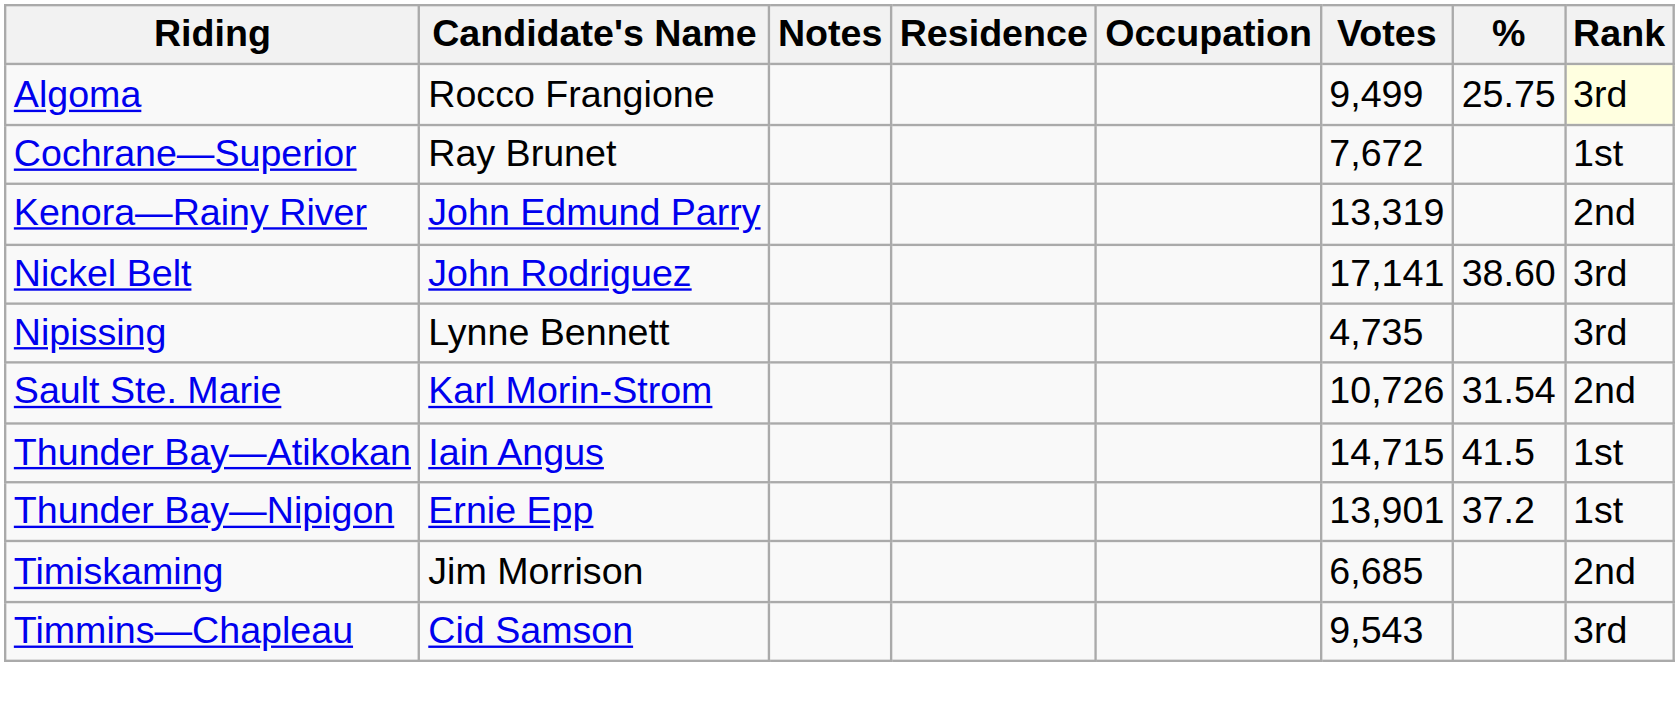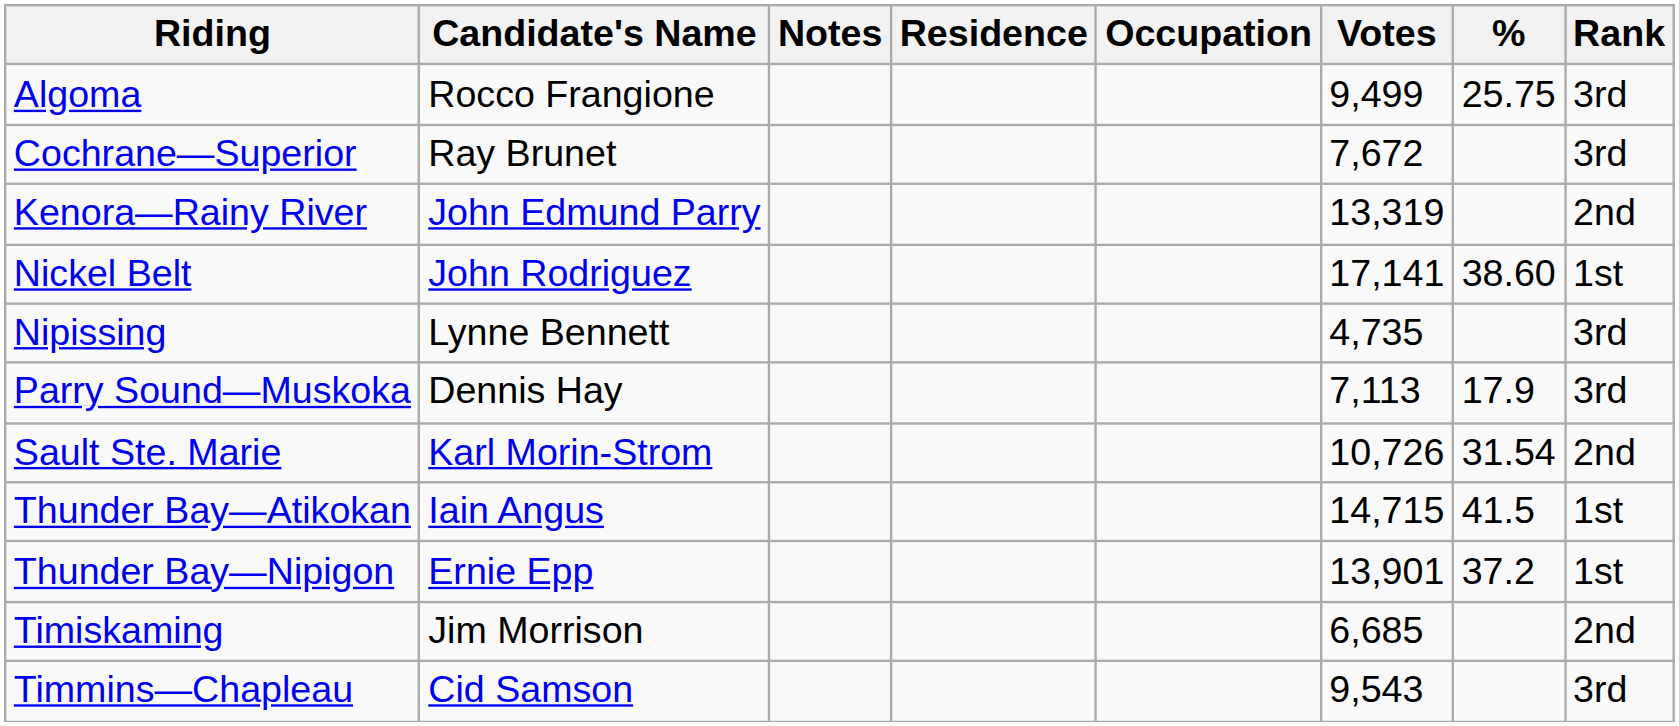(1600, 93) lightyellow background -> (1600, 93) no background
(1598, 153) 1st -> (1600, 153) 3rd
(1600, 272) 3rd -> (1598, 272) 1st
+ row: (212, 392)
